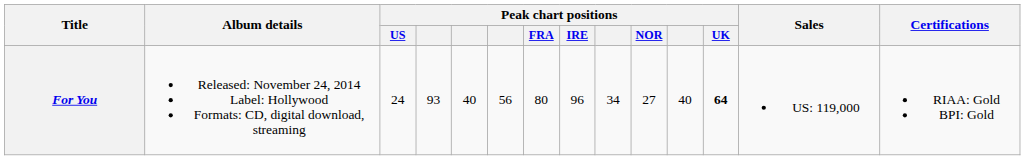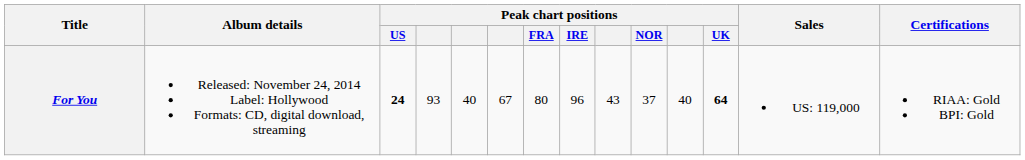(398, 100) normal -> (398, 100) bold
(505, 100) 56 -> (505, 100) 67
(613, 100) 34 -> (613, 100) 43
(649, 100) 27 -> (649, 100) 37
